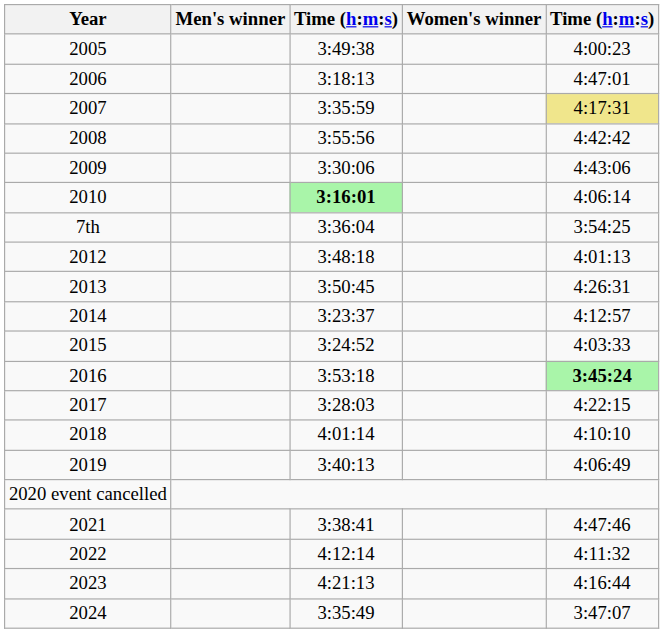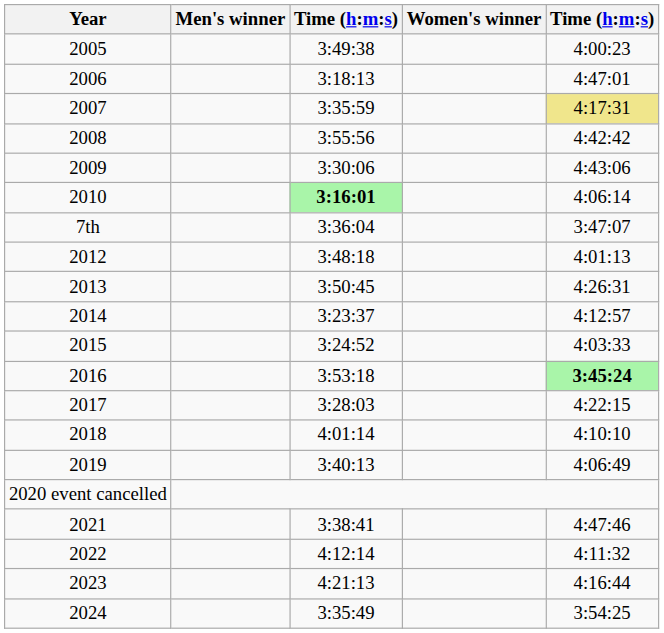(602, 227) 3:54:25 -> (602, 227) 3:47:07
(602, 613) 3:47:07 -> (602, 613) 3:54:25
